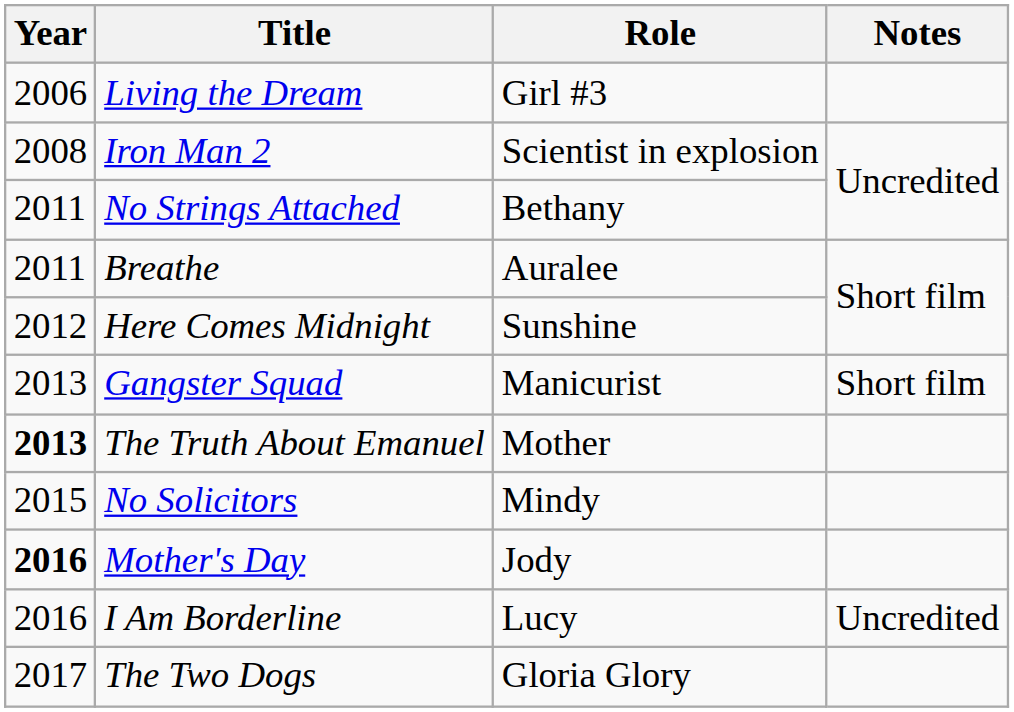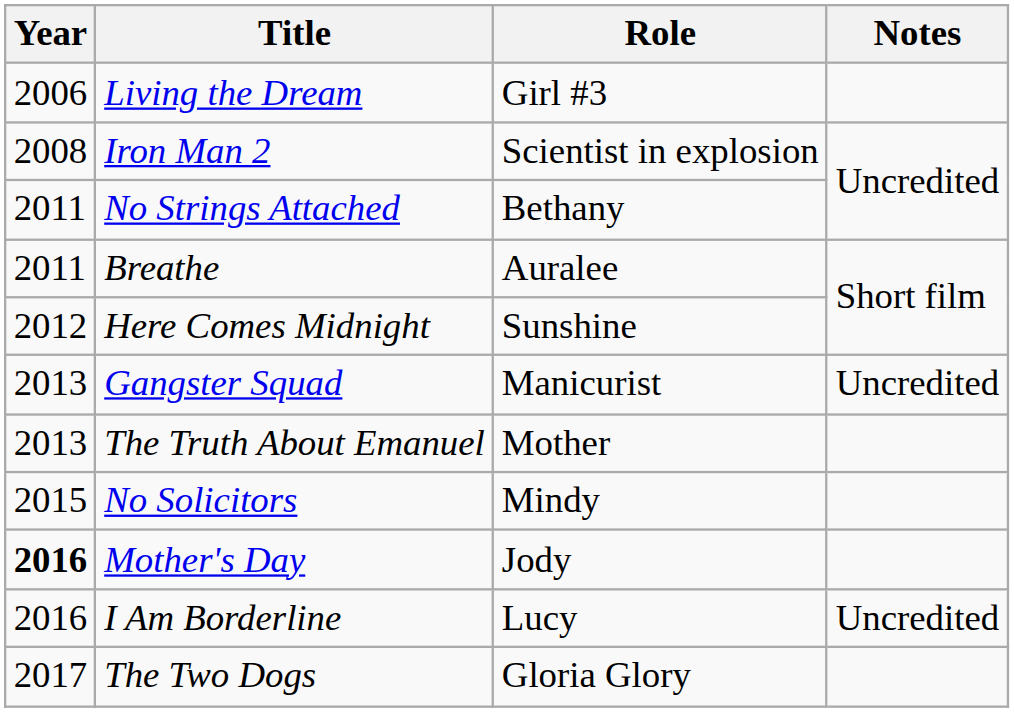(911, 383) Short film -> (917, 383) Uncredited
(50, 442) bold -> (50, 442) normal
